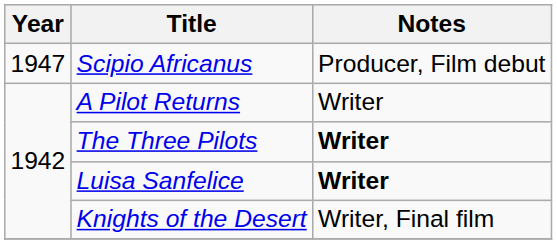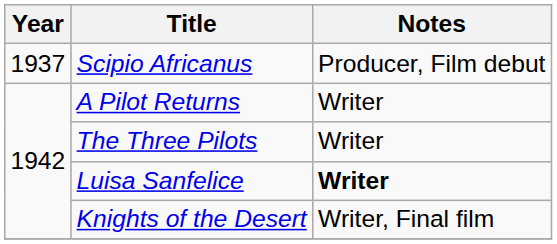(38, 63) 1947 -> (38, 63) 1937
(353, 141) bold -> (351, 141) normal
